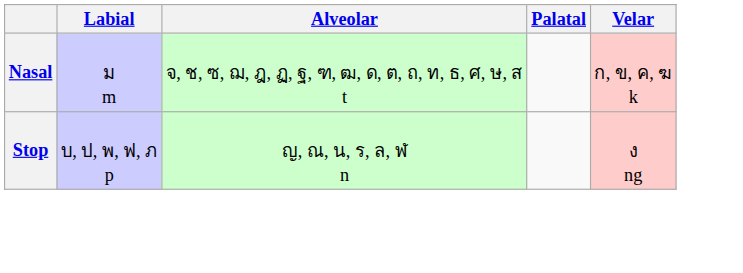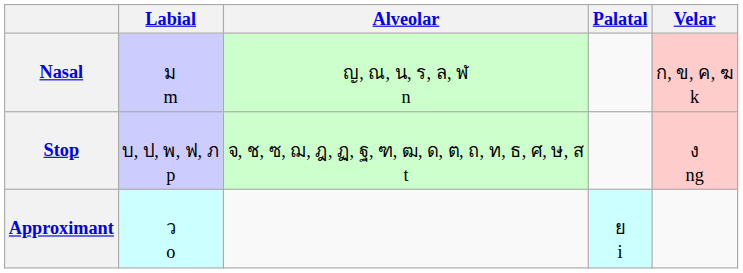(344, 84) จ, ช, ซ, ฌ, ฎ, ฏ, ฐ, ฑ, ฒ, ด, ต, ถ, ท, ธ, ศ, ษ, ส t -> (406, 84) ญ, ณ, น, ร, ล, ฬ n
(344, 162) ญ, ณ, น, ร, ล, ฬ n -> (406, 162) จ, ช, ซ, ฌ, ฎ, ฏ, ฐ, ฑ, ฒ, ด, ต, ถ, ท, ธ, ศ, ษ, ส t
+ row: (61, 228)
